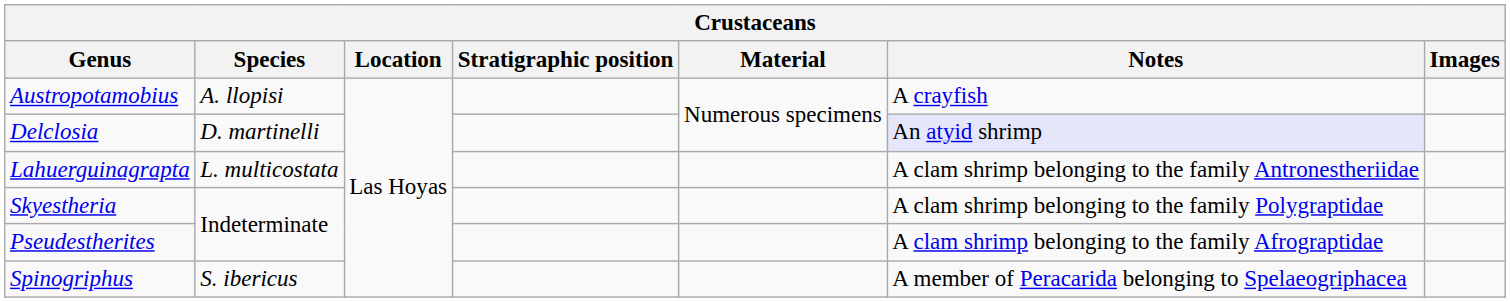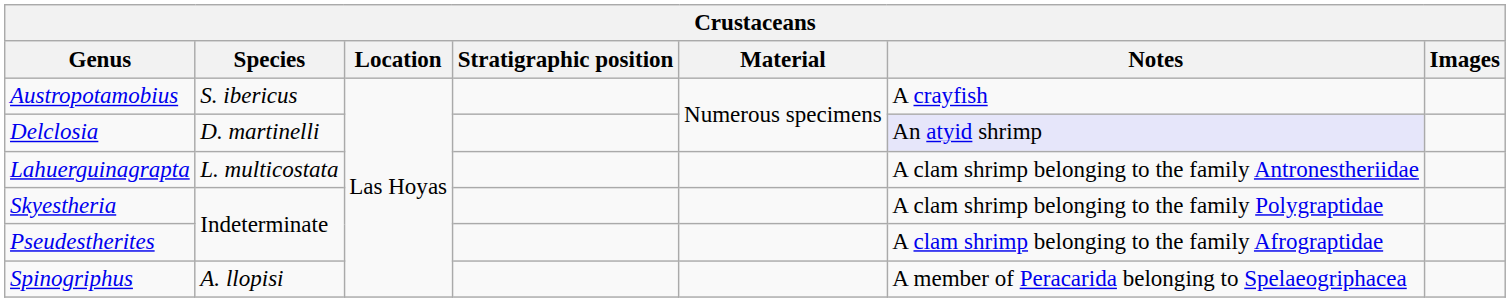(242, 95) A. llopisi -> (249, 95) S. ibericus
(249, 278) S. ibericus -> (242, 278) A. llopisi
